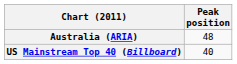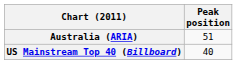(208, 37) 48 -> (208, 37) 51
